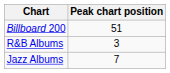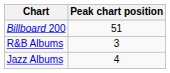(117, 60) 7 -> (117, 60) 4
